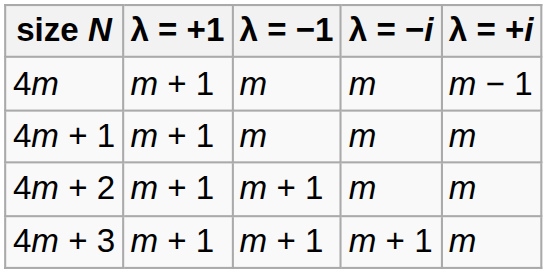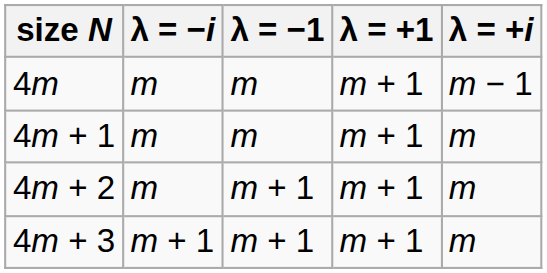columns swapped: (177, 30) <-> (391, 30)
